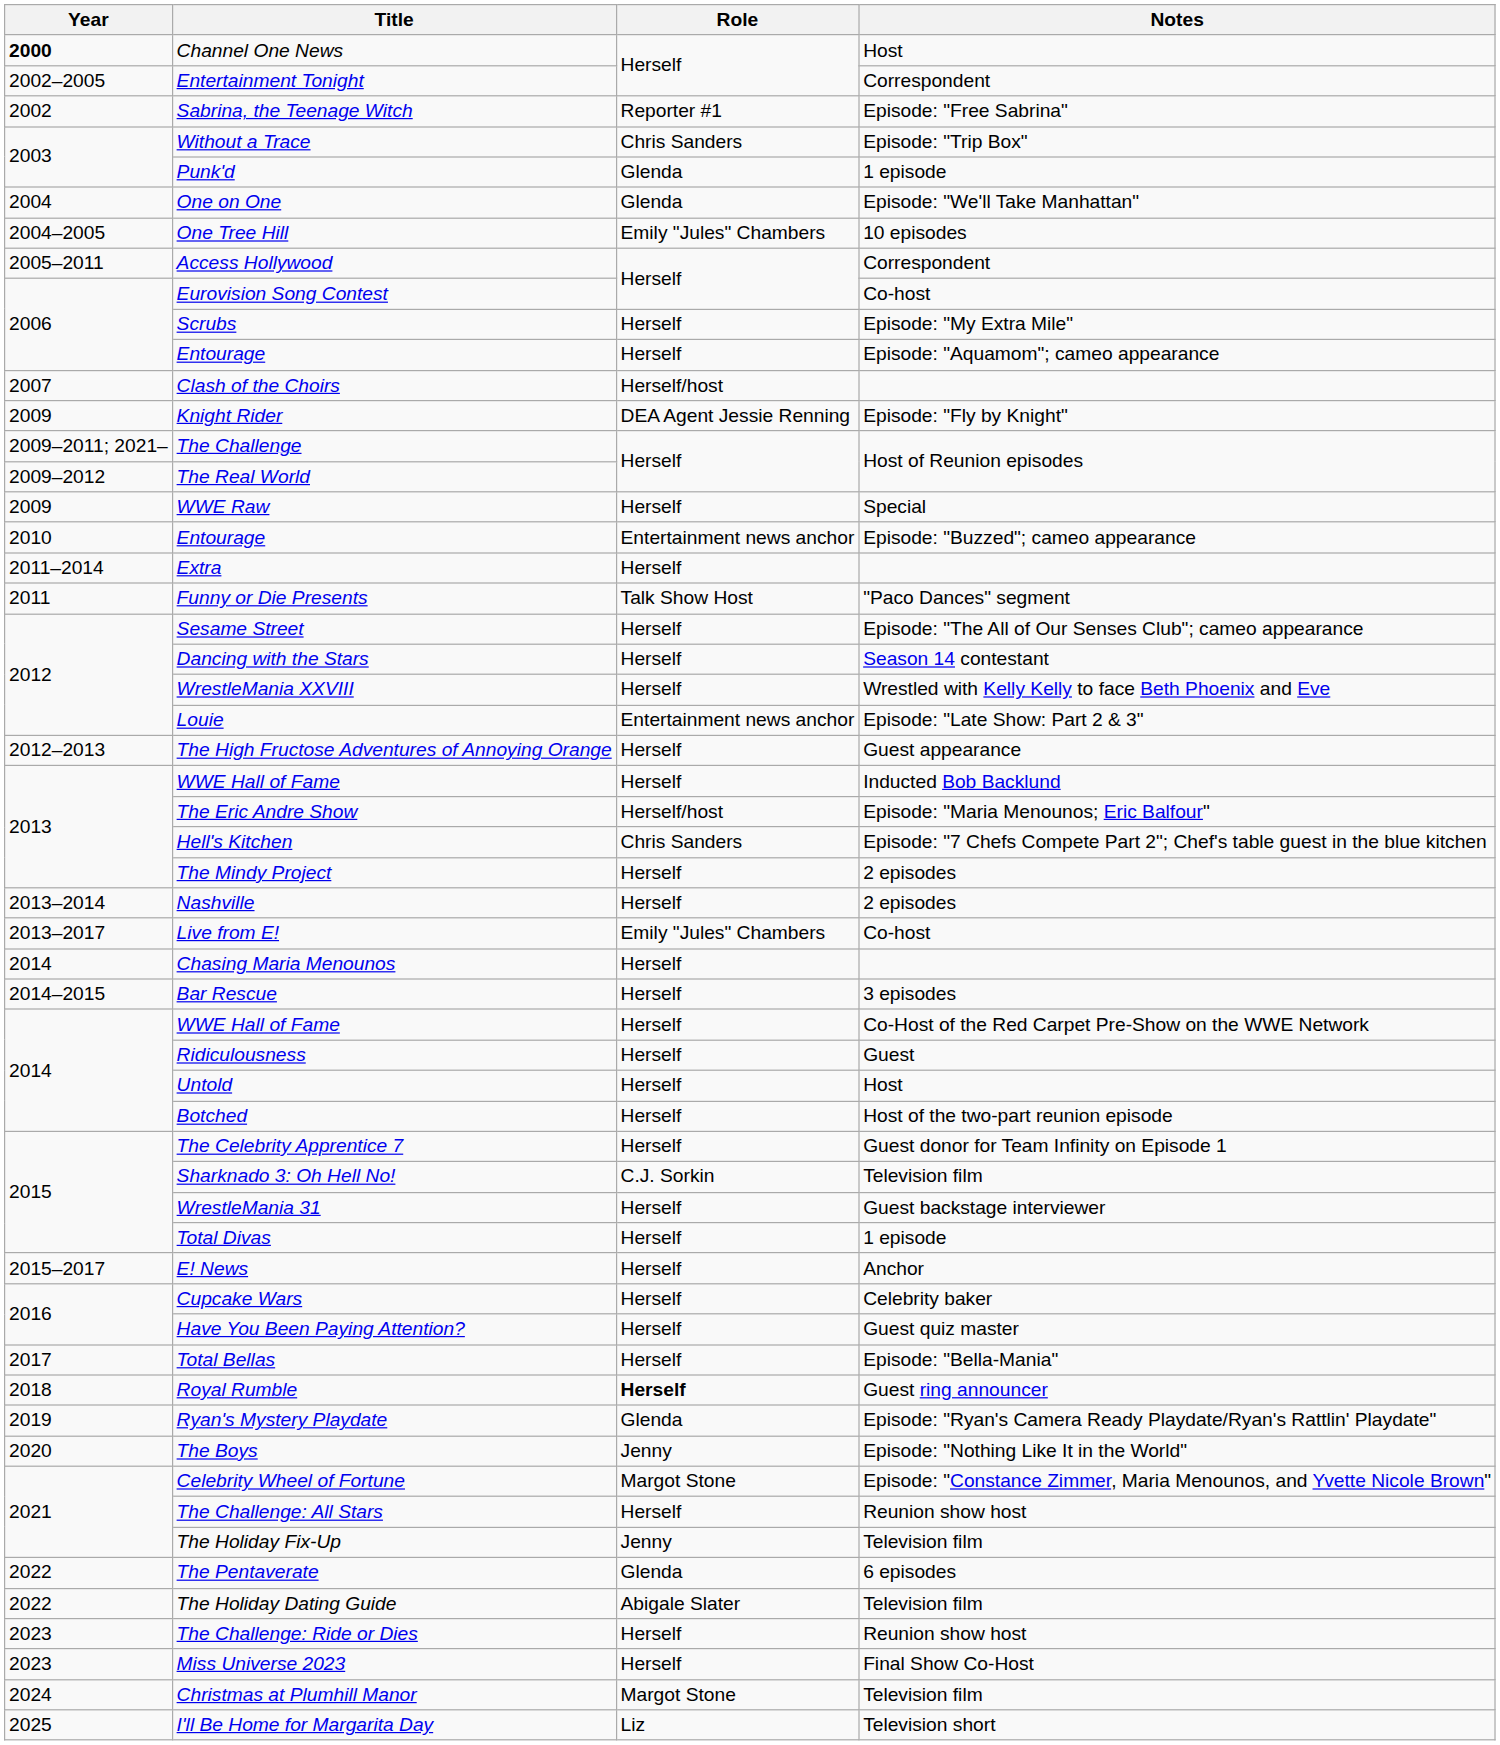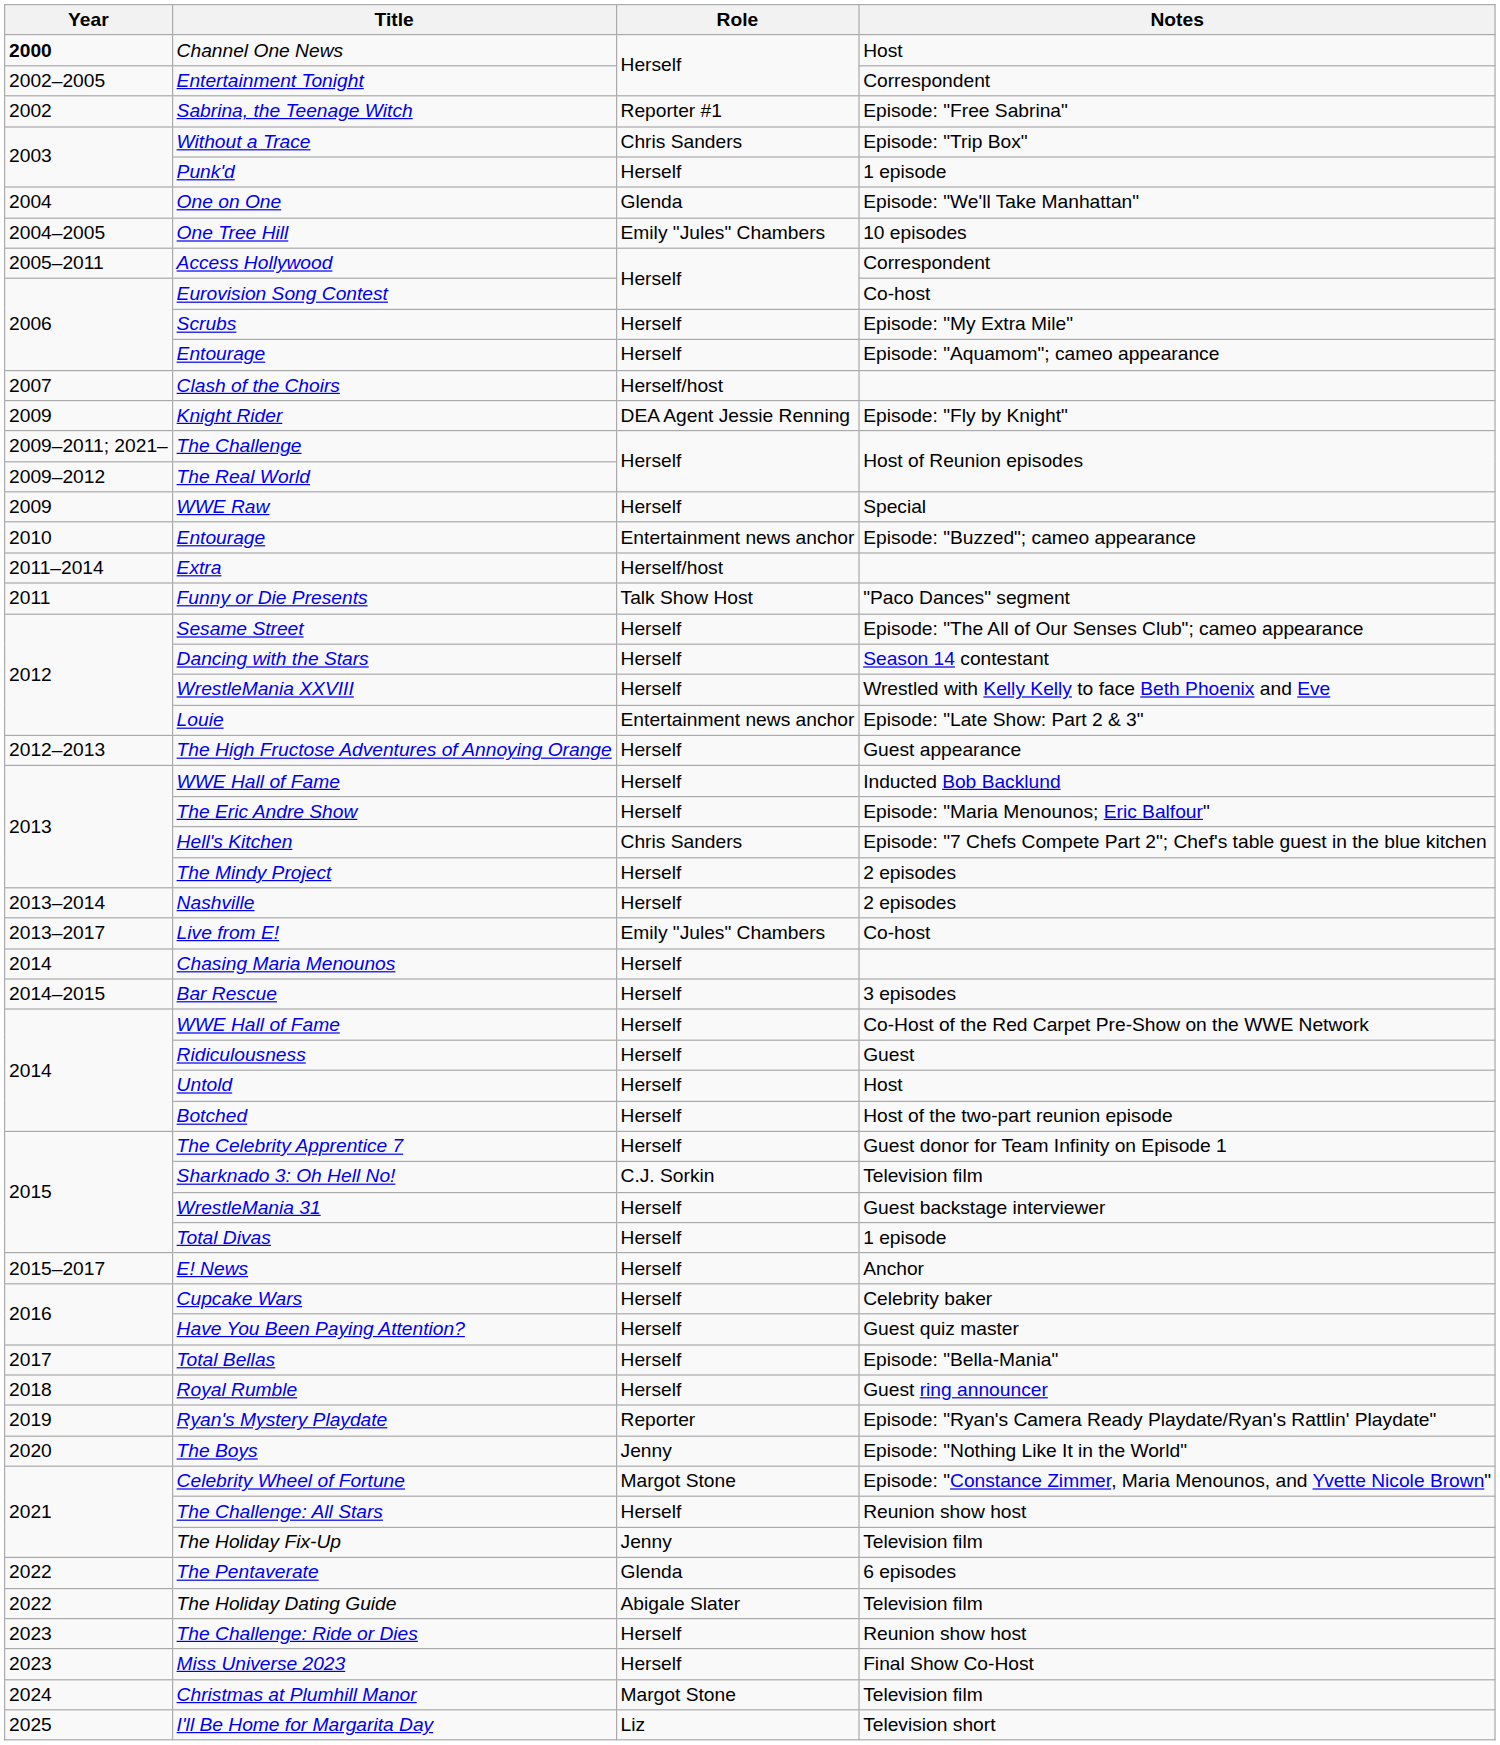(652, 171) Glenda -> (651, 171) Herself
(651, 567) Herself -> (672, 567) Herself/host
(672, 811) Herself/host -> (651, 811) Herself
(653, 1389) bold -> (651, 1389) normal
(652, 1420) Glenda -> (658, 1420) Reporter
